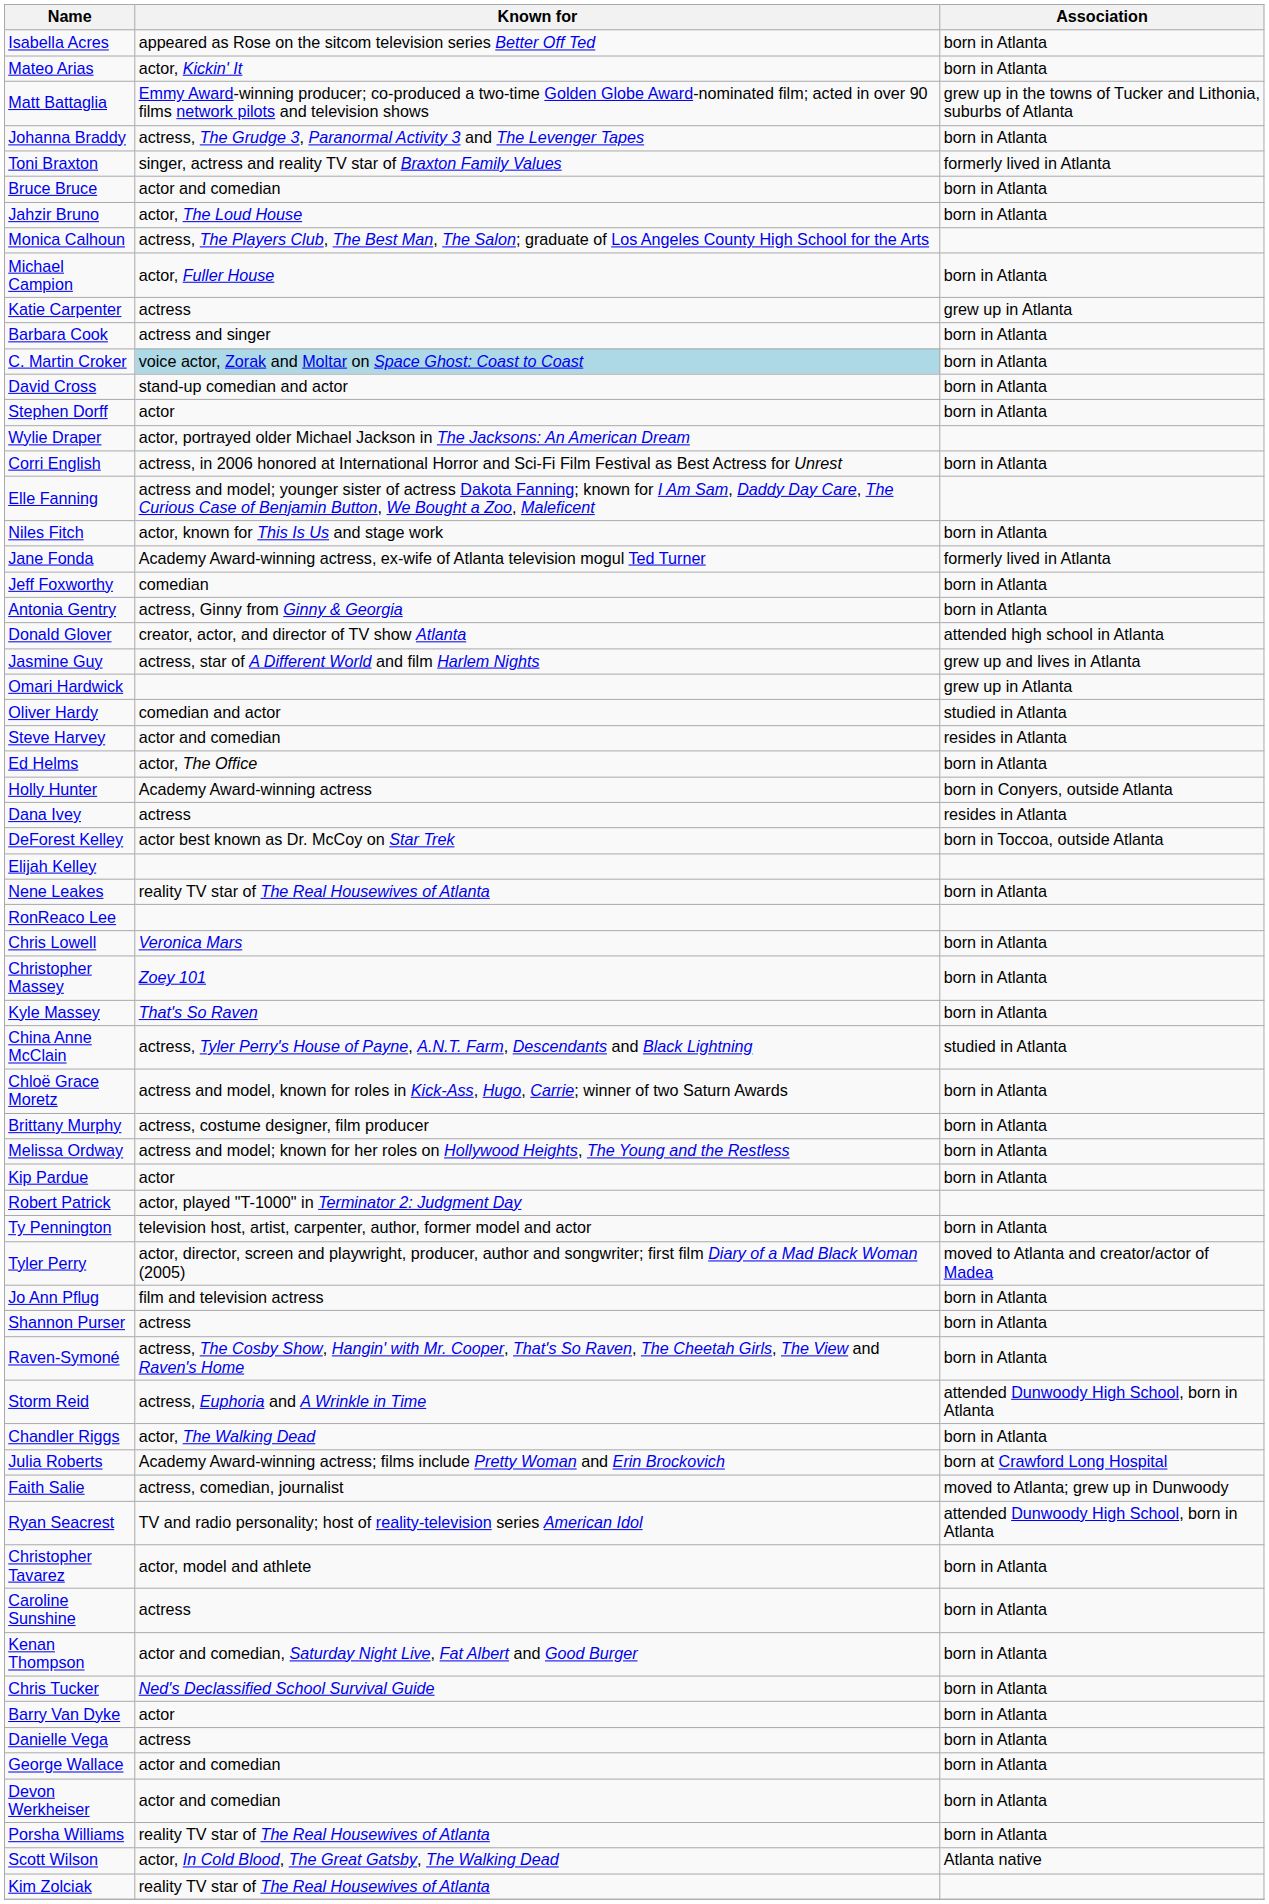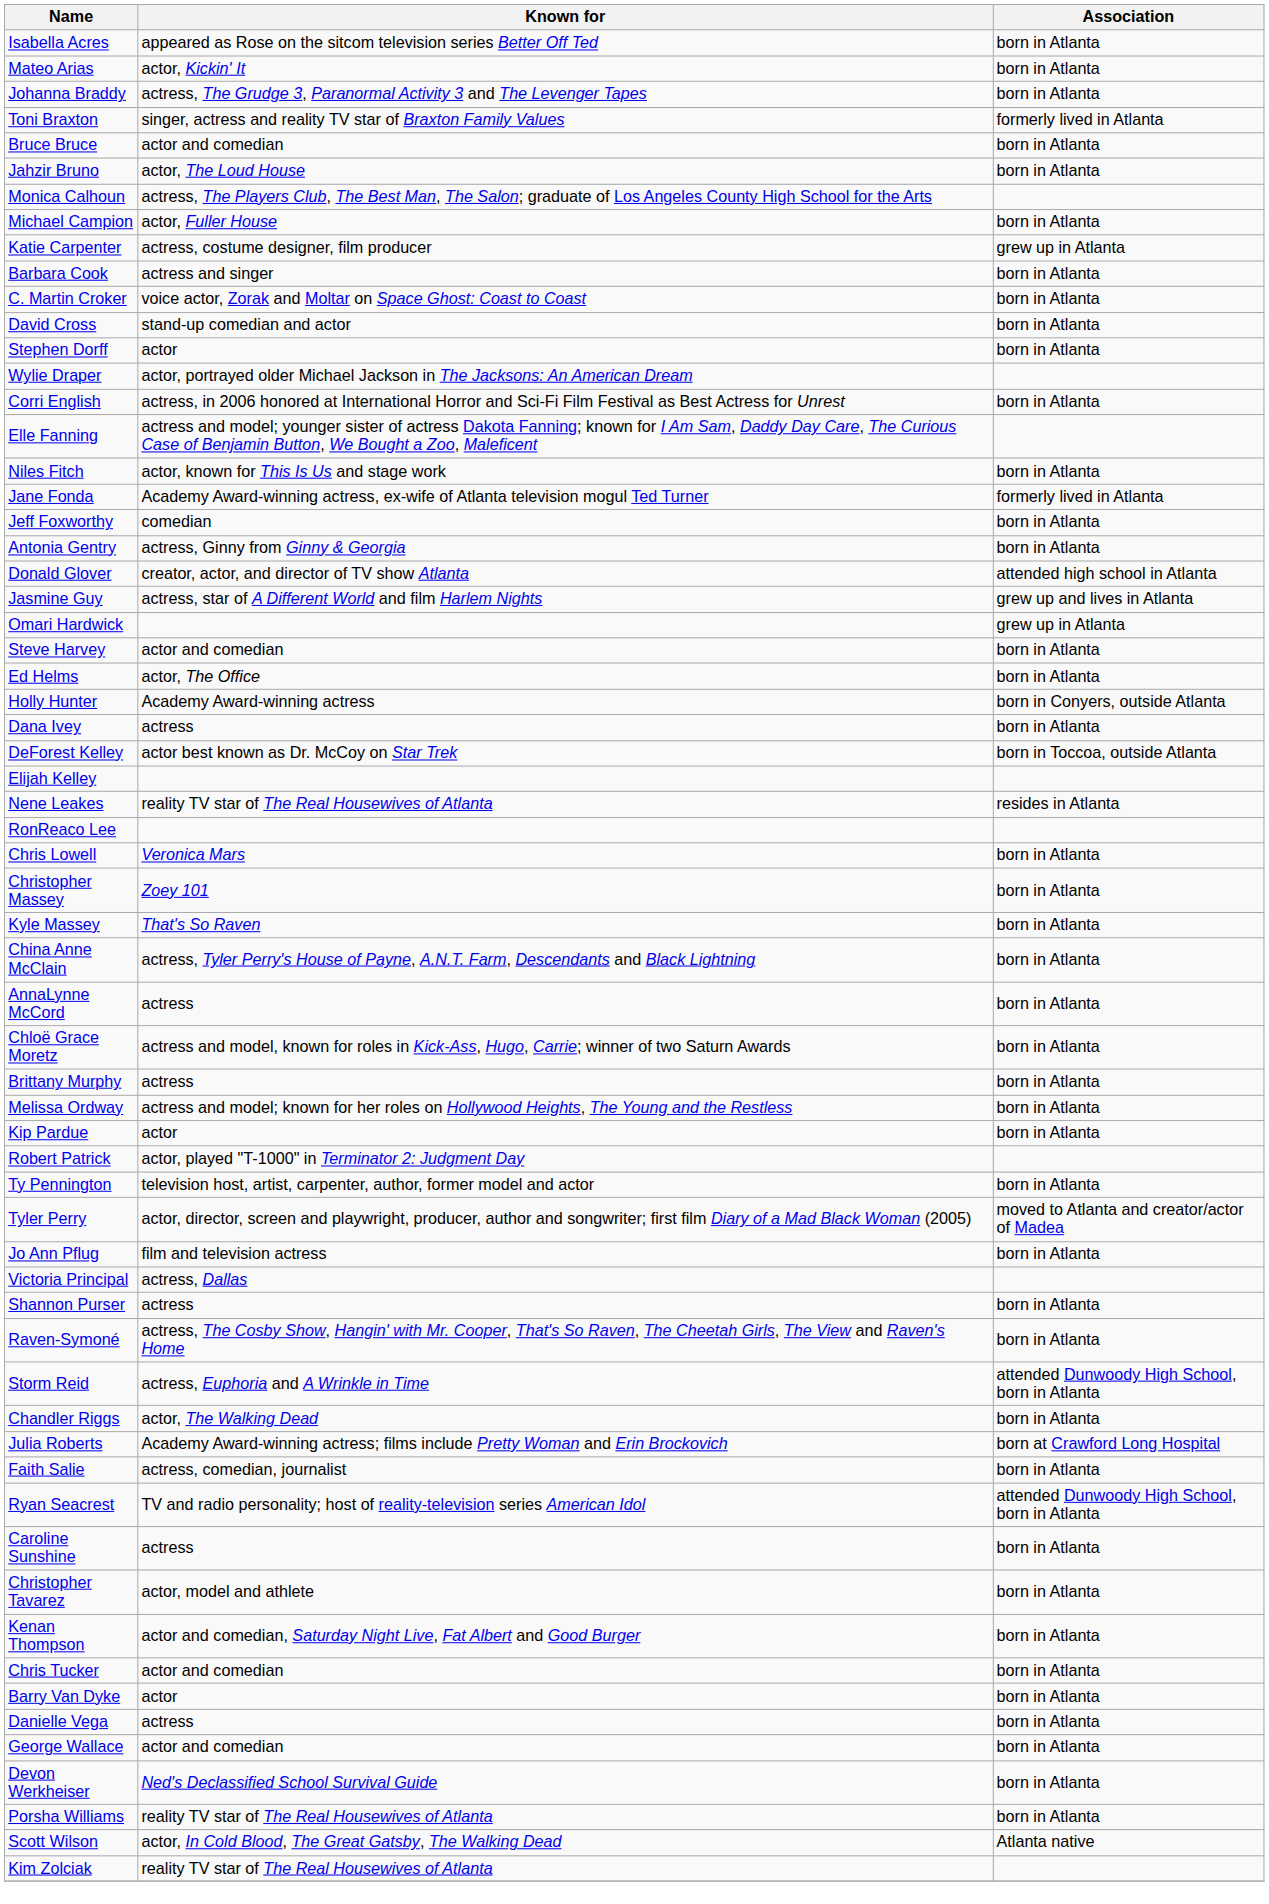- row: (58, 103)
(165, 309) actress -> (287, 247) actress, costume designer, film producer
(361, 361) lightblue background -> (364, 299) no background
- row: (53, 712)
(1005, 738) resides in Atlanta -> (1048, 650) born in Atlanta
(1005, 815) resides in Atlanta -> (1048, 727) born in Atlanta
(995, 891) born in Atlanta -> (1058, 804) resides in Atlanta
(1005, 1047) studied in Atlanta -> (1048, 959) born in Atlanta
+ row: (49, 1003)
(284, 1125) actress, costume designer, film producer -> (168, 1082) actress
+ row: (68, 1279)
(1086, 1488) moved to Atlanta; grew up in Dunwoody -> (1048, 1469) born in Atlanta
rows swapped: (42, 1610) <-> (50, 1566)
(287, 1688) Ned's Declassified School Survival Guide -> (212, 1670) actor and comedian
(210, 1800) actor and comedian -> (289, 1782) Ned's Declassified School Survival Guide
